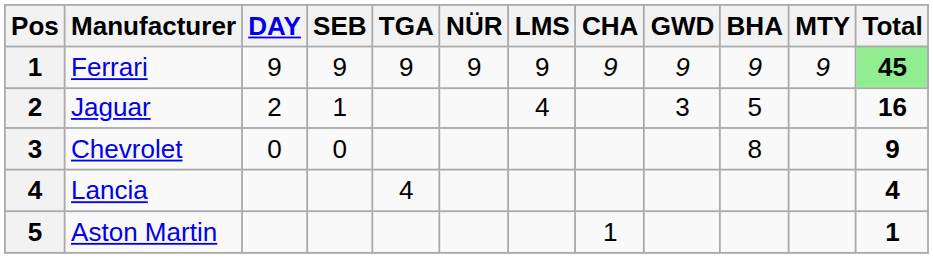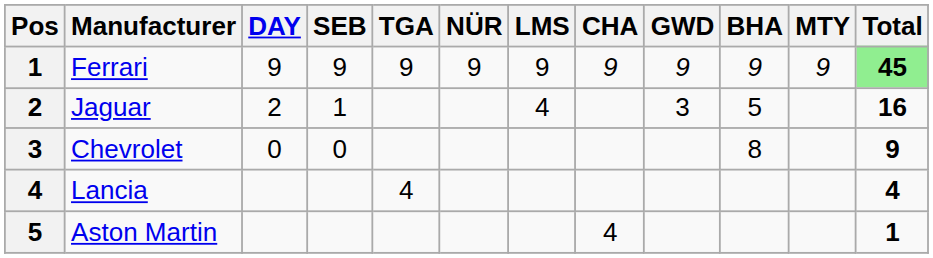(610, 232) 1 -> (610, 232) 4
